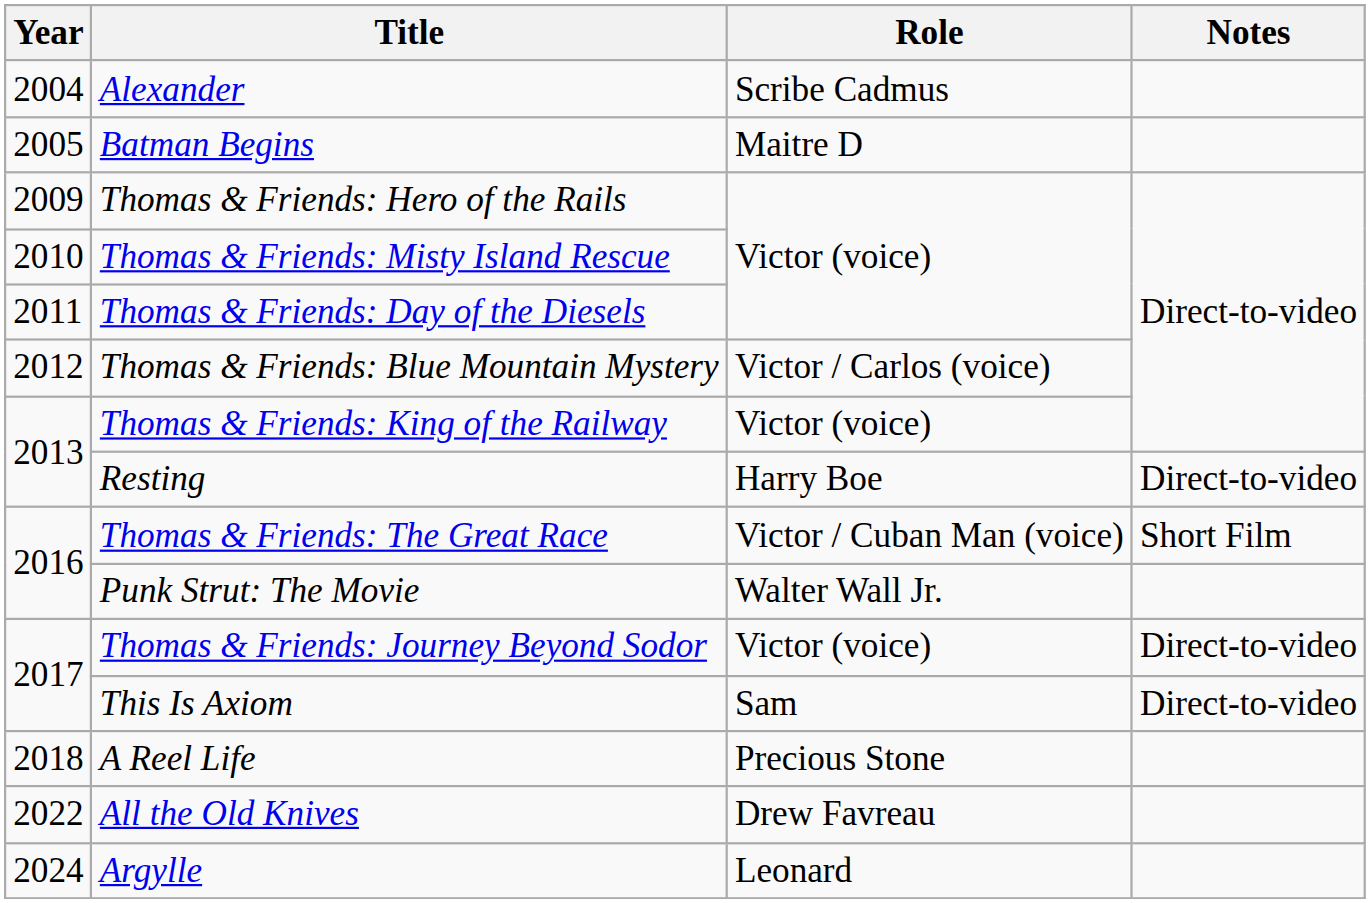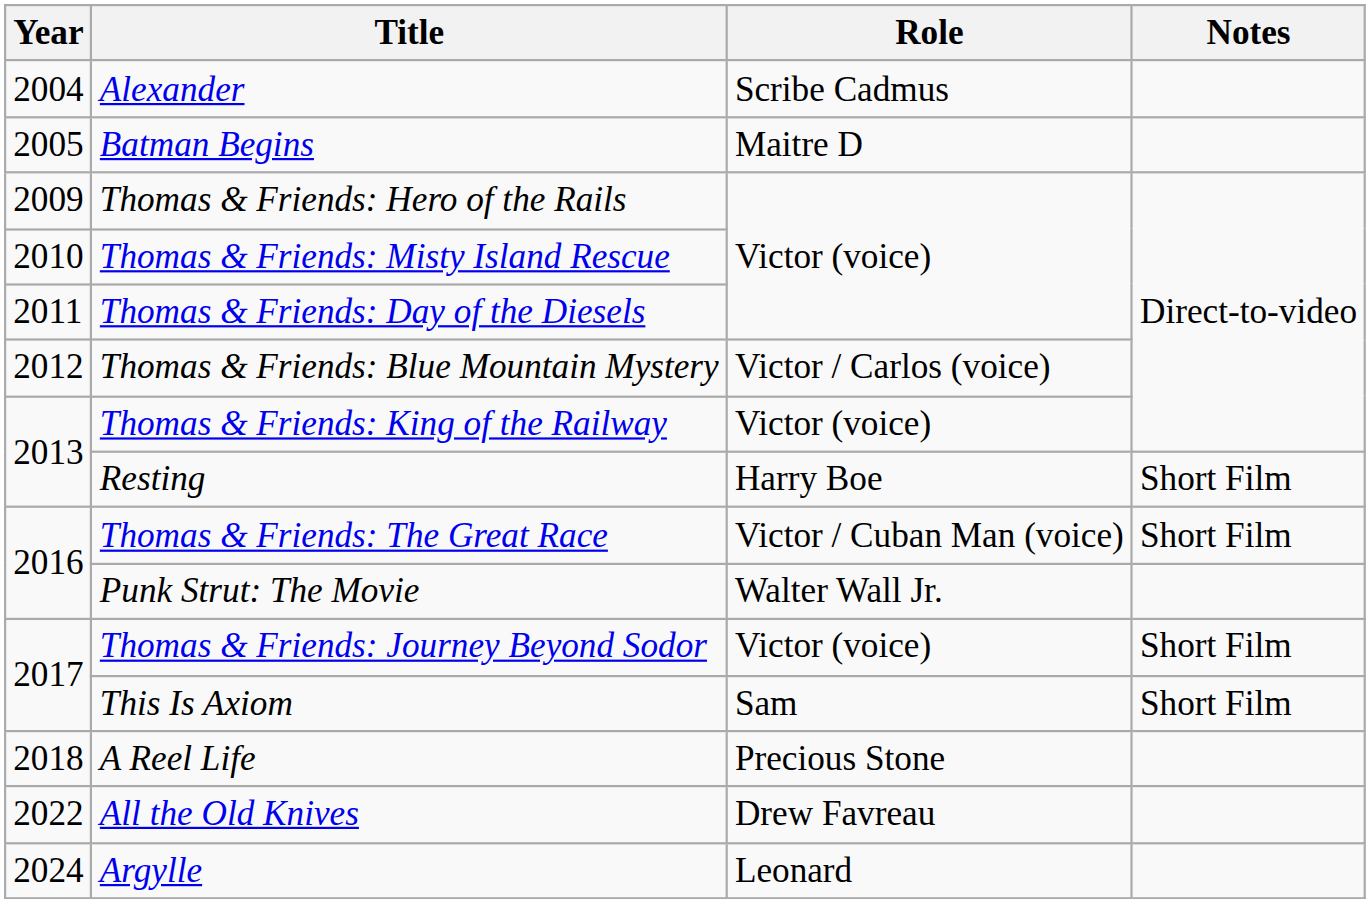(1249, 479) Direct-to-video -> (1216, 479) Short Film
(1249, 646) Direct-to-video -> (1216, 646) Short Film
(1249, 702) Direct-to-video -> (1216, 702) Short Film
